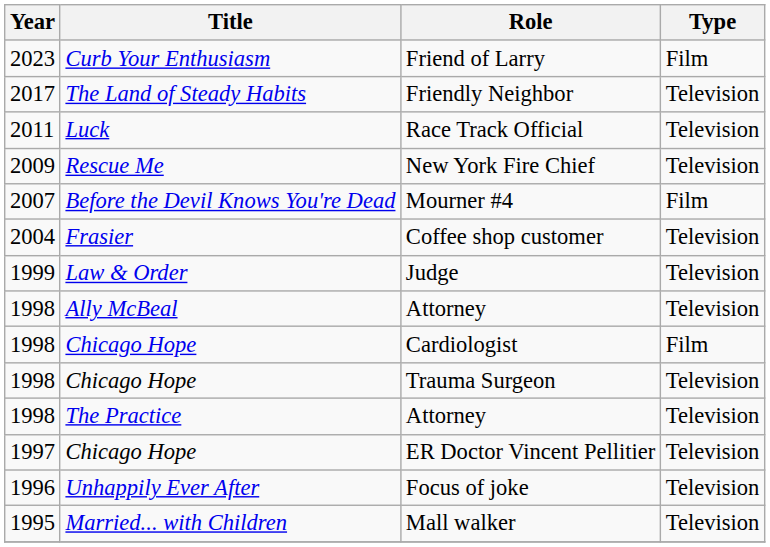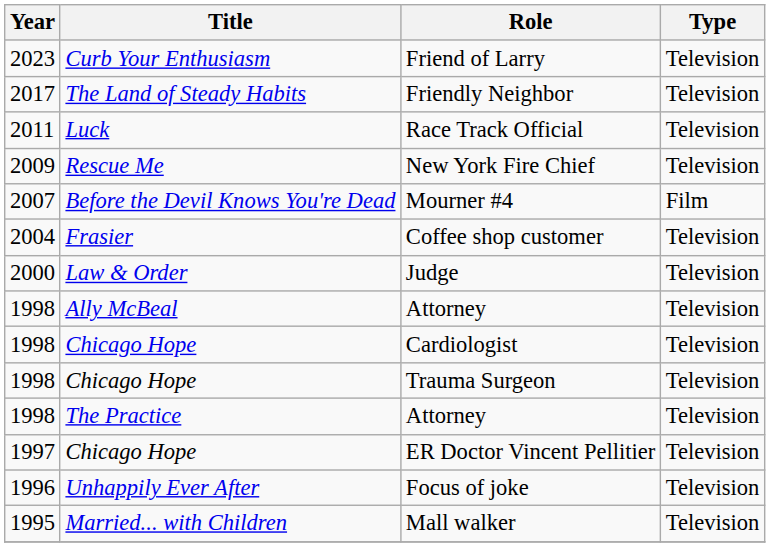(687, 58) Film -> (713, 58) Television
(32, 272) 1999 -> (32, 272) 2000
(687, 344) Film -> (713, 344) Television
